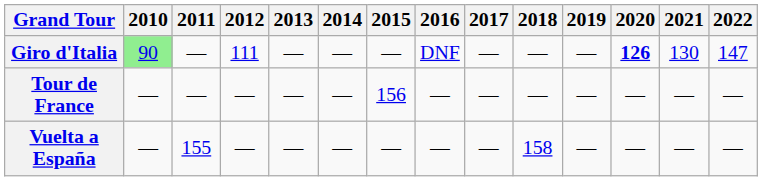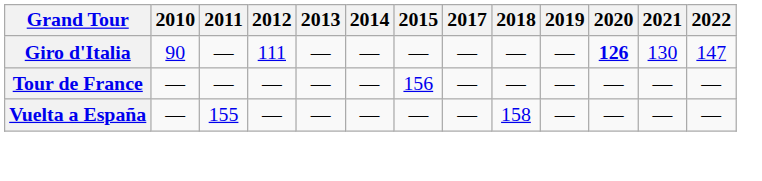- column: (440, 20)
(148, 51) lightgreen background -> (175, 51) no background
